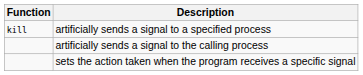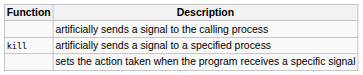rows swapped: (162, 45) <-> (163, 29)
